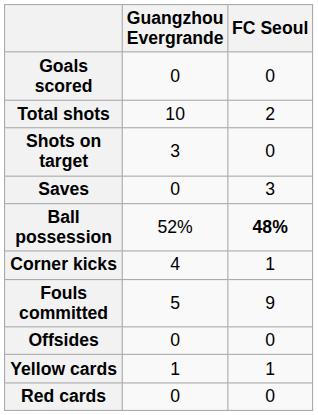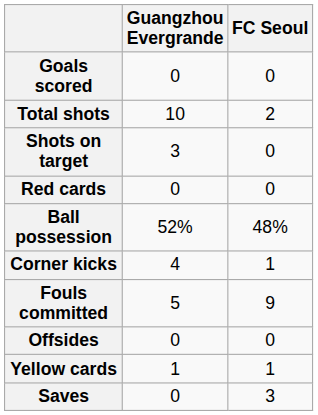rows swapped: (64, 189) <-> (64, 396)
(270, 227) bold -> (270, 227) normal
